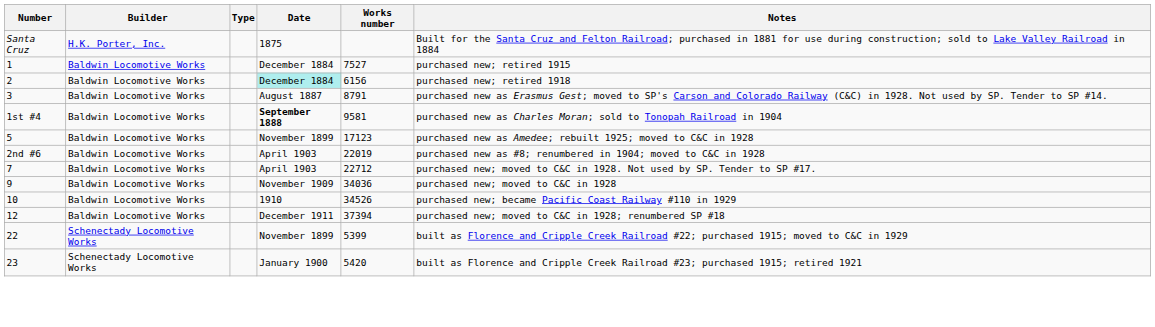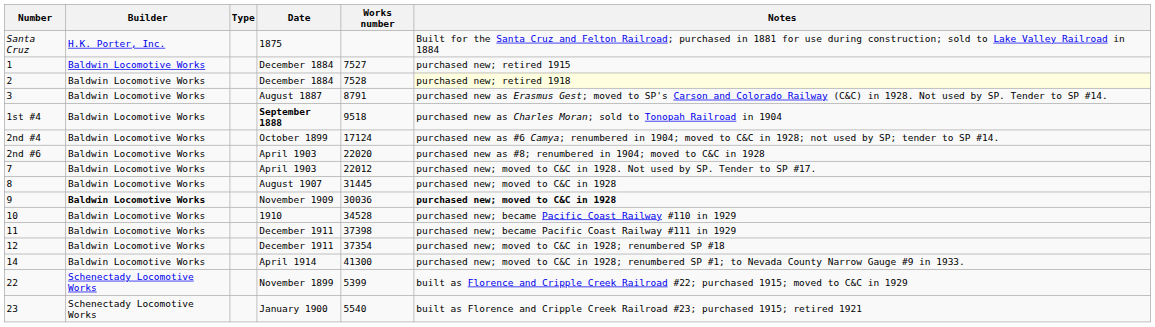(296, 80) paleturquoise background -> (296, 80) no background
(355, 80) 6156 -> (355, 80) 7528
(493, 80) no background -> (493, 80) lightyellow background
(355, 117) 9581 -> (355, 117) 9518
+ row: (24, 138)
- row: (9, 138)
(358, 153) 22019 -> (358, 153) 22020
(358, 169) 22712 -> (358, 169) 22012
+ row: (9, 184)
(137, 184) normal -> (137, 200) bold
(358, 184) 34036 -> (358, 200) 30036
(516, 184) normal -> (516, 200) bold
(358, 200) 34526 -> (358, 215) 34528
+ row: (12, 231)
(358, 215) 37394 -> (358, 246) 37354
+ row: (12, 261)
(355, 262) 5420 -> (355, 309) 5540
